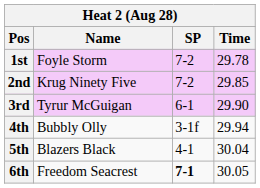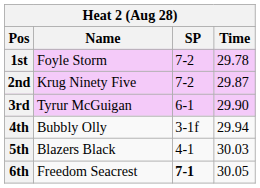(233, 82) 29.85 -> (233, 82) 29.87
(233, 149) 30.04 -> (233, 149) 30.03
